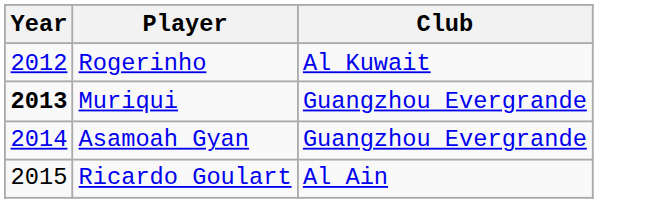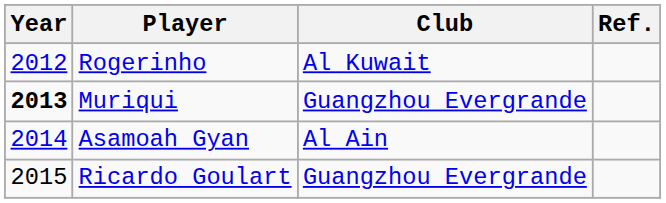+ column: (627, 24)
(445, 140) Guangzhou Evergrande -> (345, 140) Al Ain
(345, 178) Al Ain -> (445, 178) Guangzhou Evergrande
